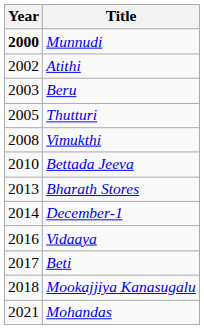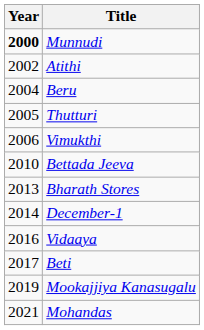(24, 90) 2003 -> (24, 90) 2004
(24, 139) 2008 -> (24, 139) 2006
(24, 287) 2018 -> (24, 287) 2019
